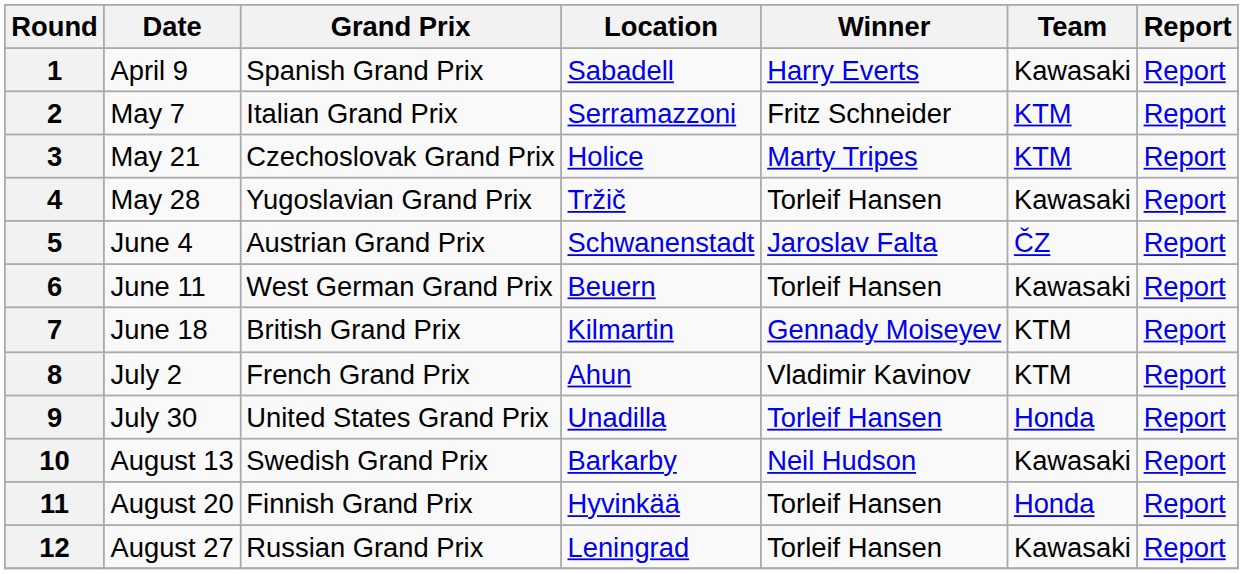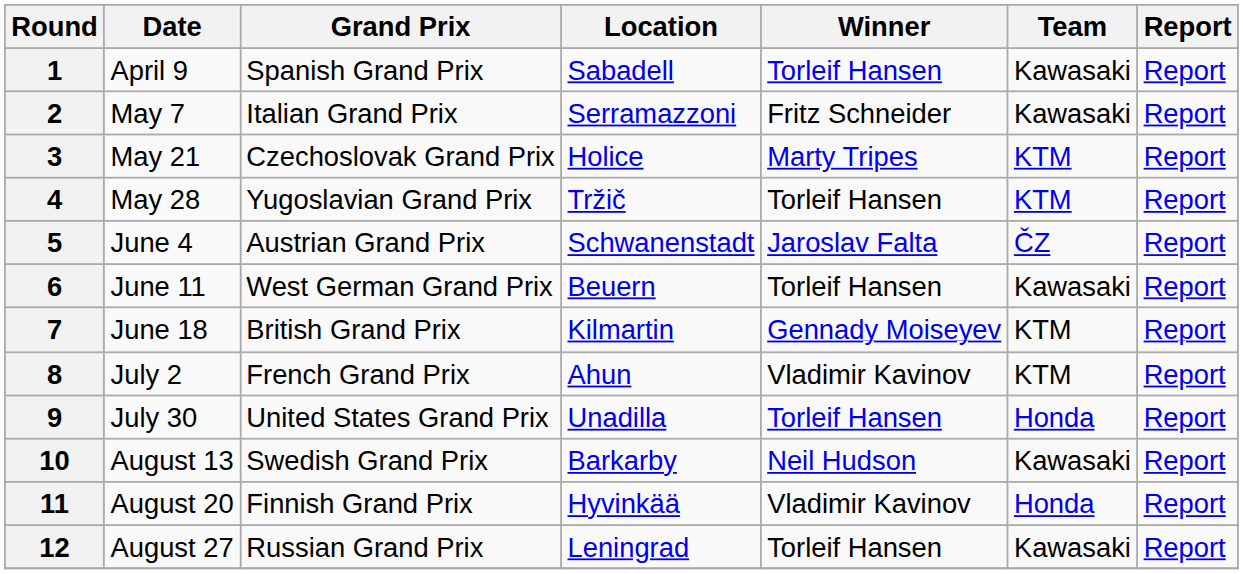(843, 70) Harry Everts -> (855, 70) Torleif Hansen
(1043, 113) KTM -> (1072, 113) Kawasaki
(1072, 200) Kawasaki -> (1043, 200) KTM
(855, 503) Torleif Hansen -> (869, 503) Vladimir Kavinov
